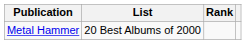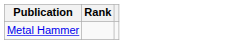- column: (143, 13)
